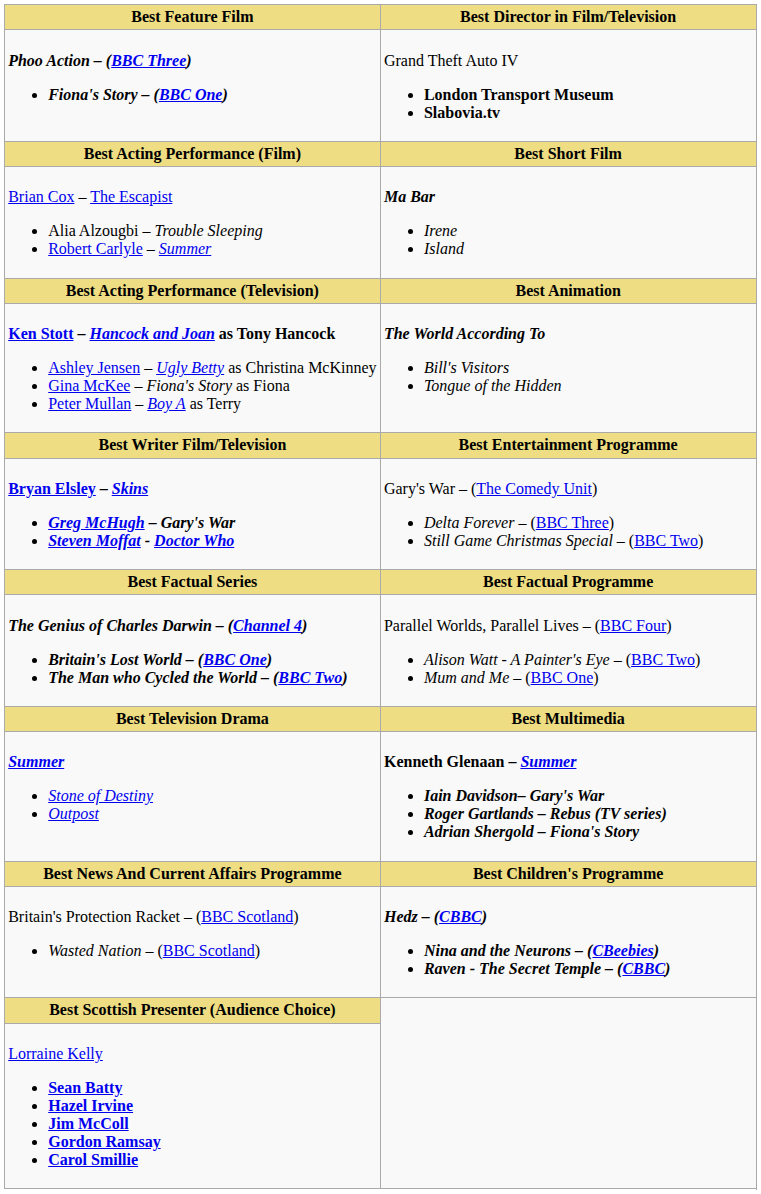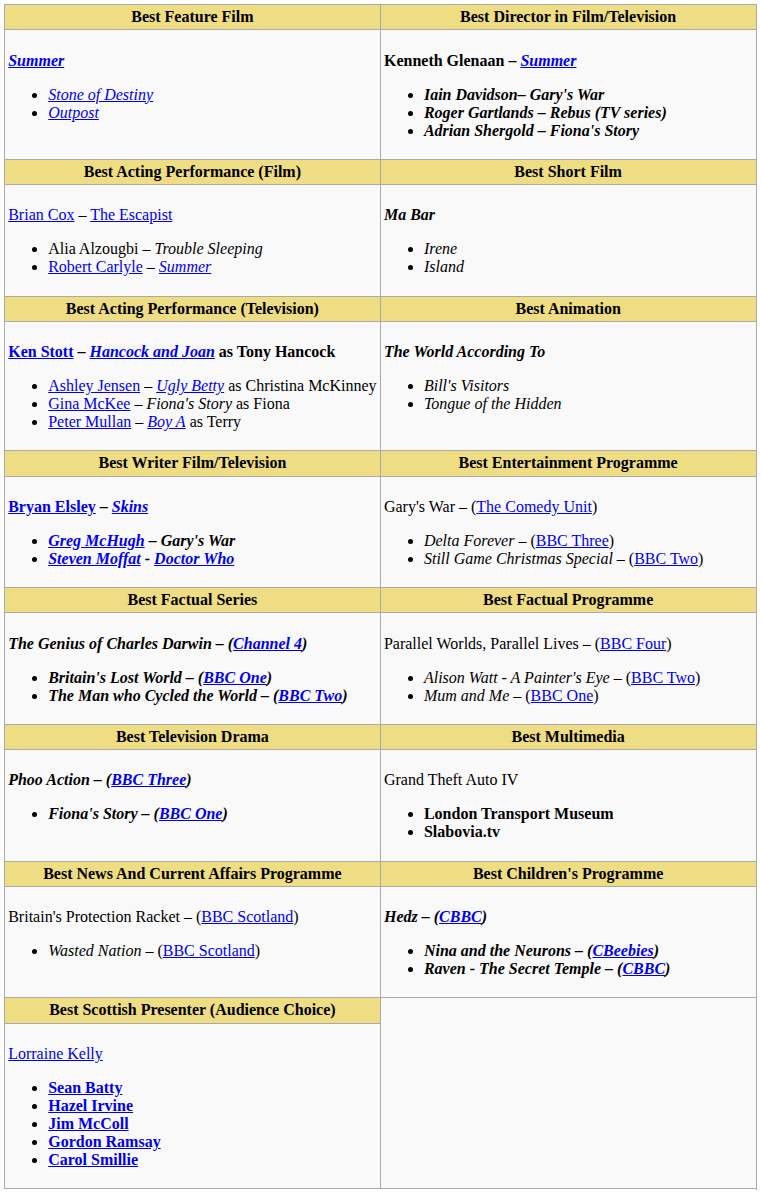rows swapped: (192, 788) <-> (192, 78)
